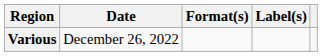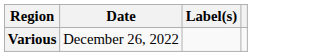- column: (217, 16)
